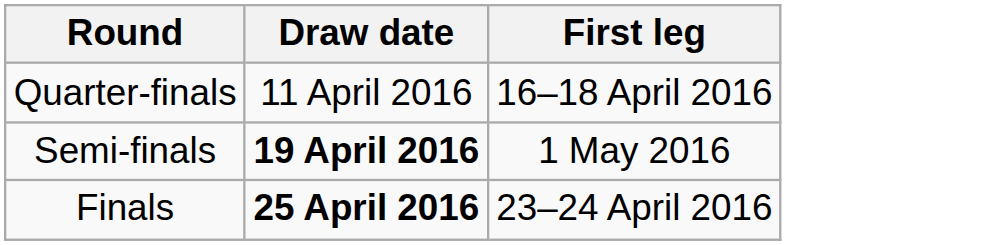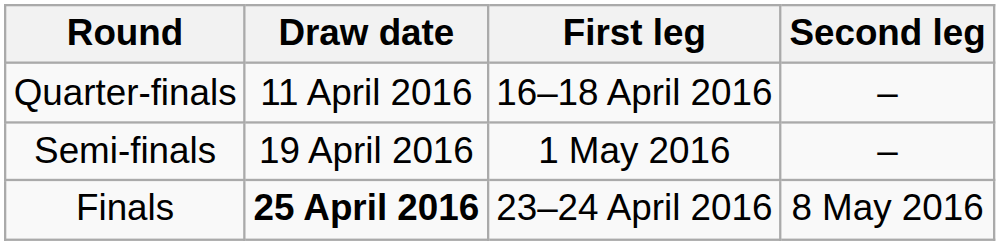+ column: (888, 33)
(366, 150) bold -> (366, 150) normal
